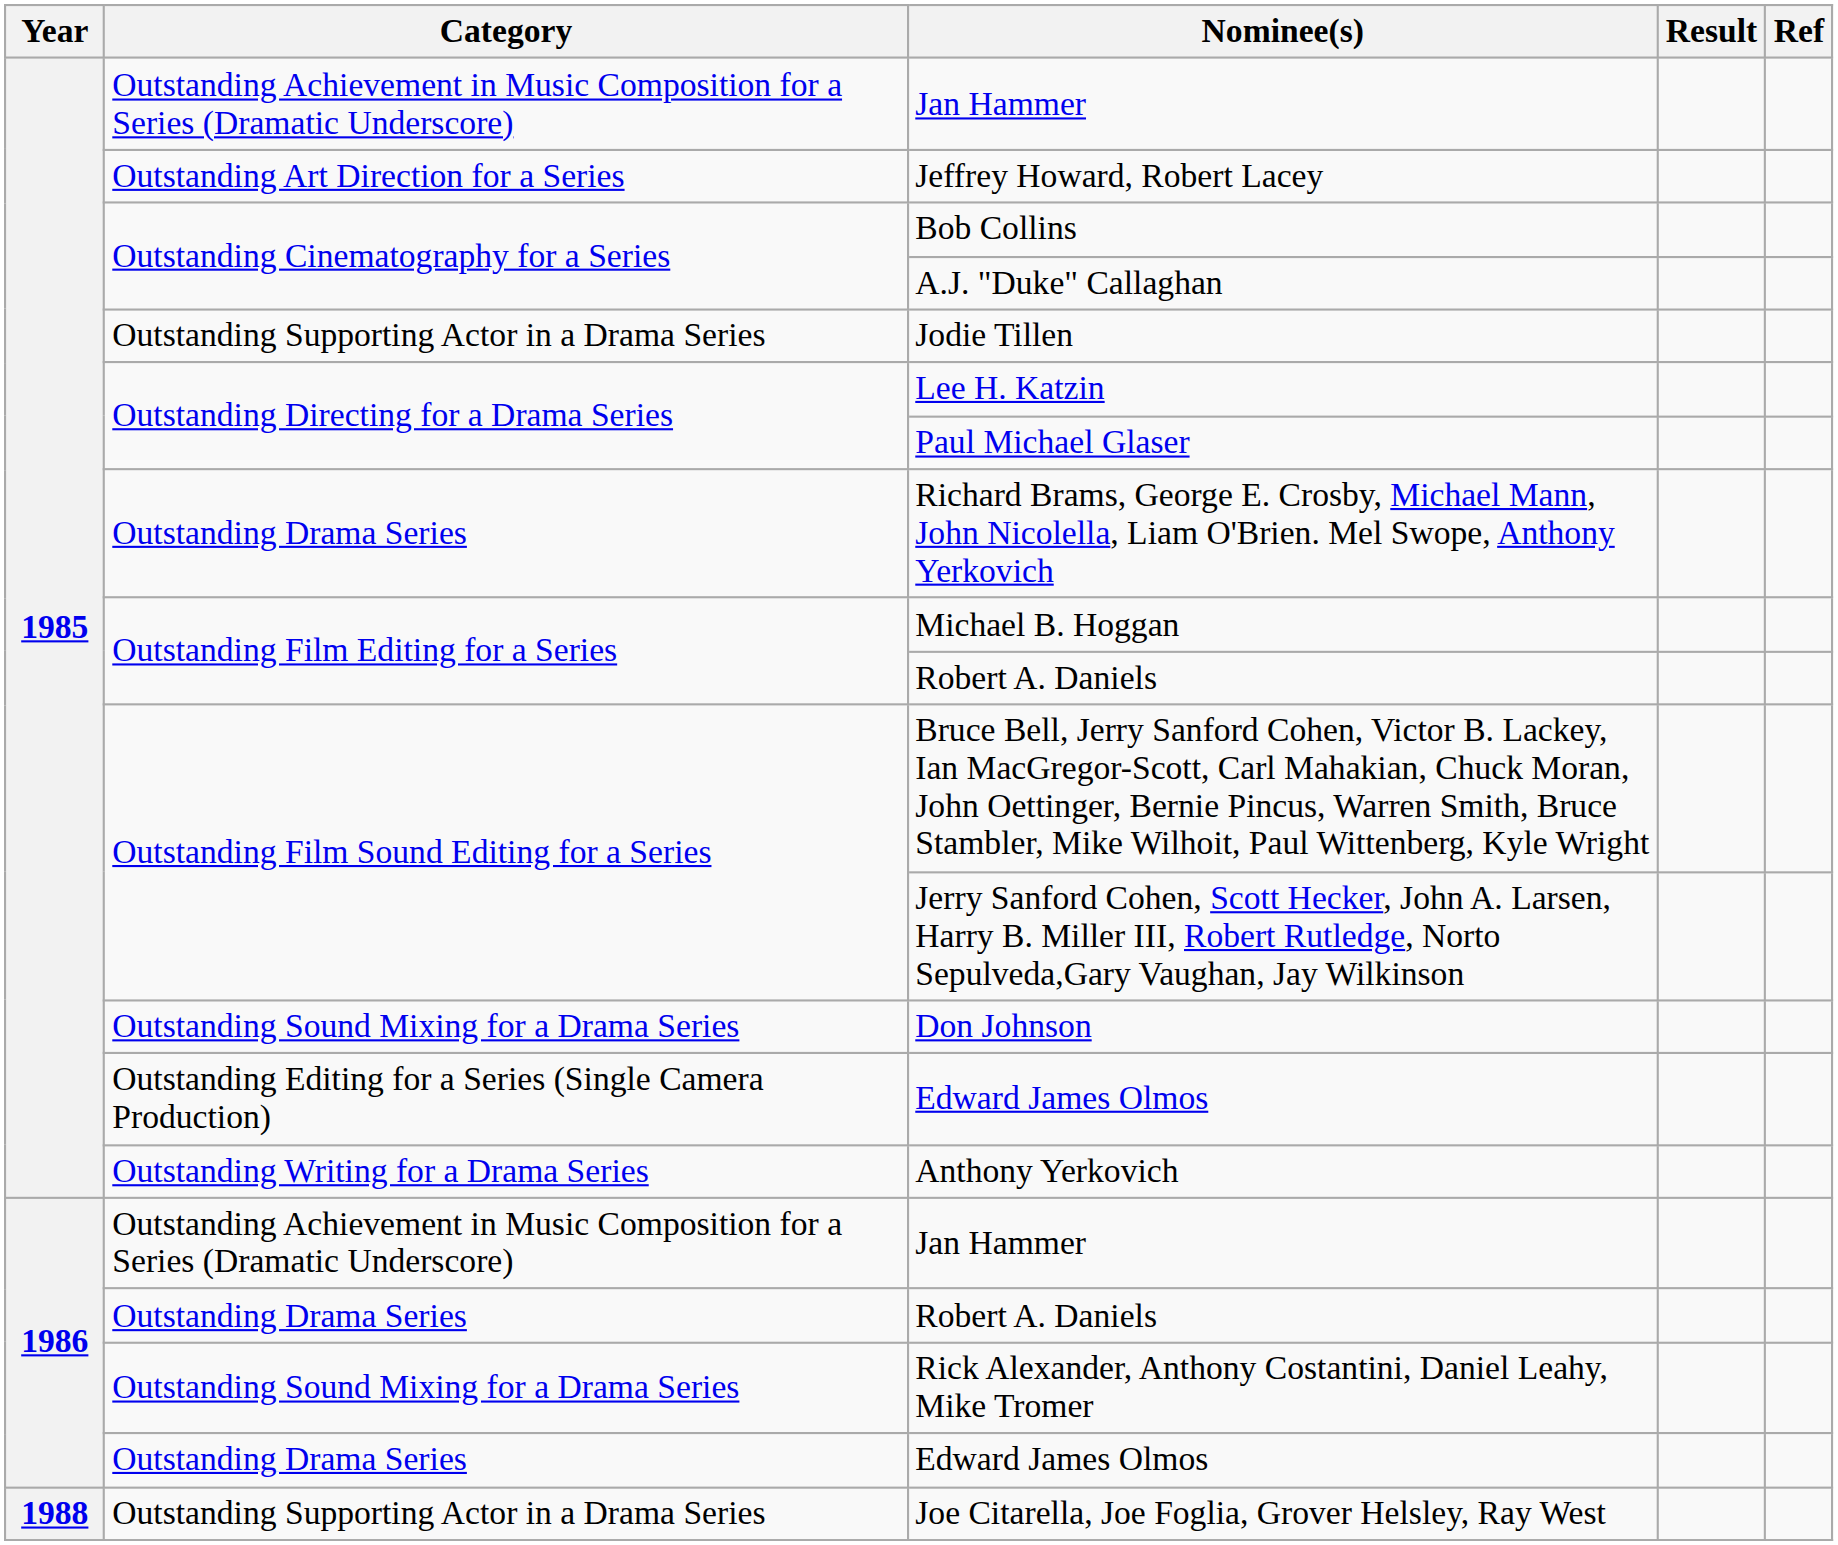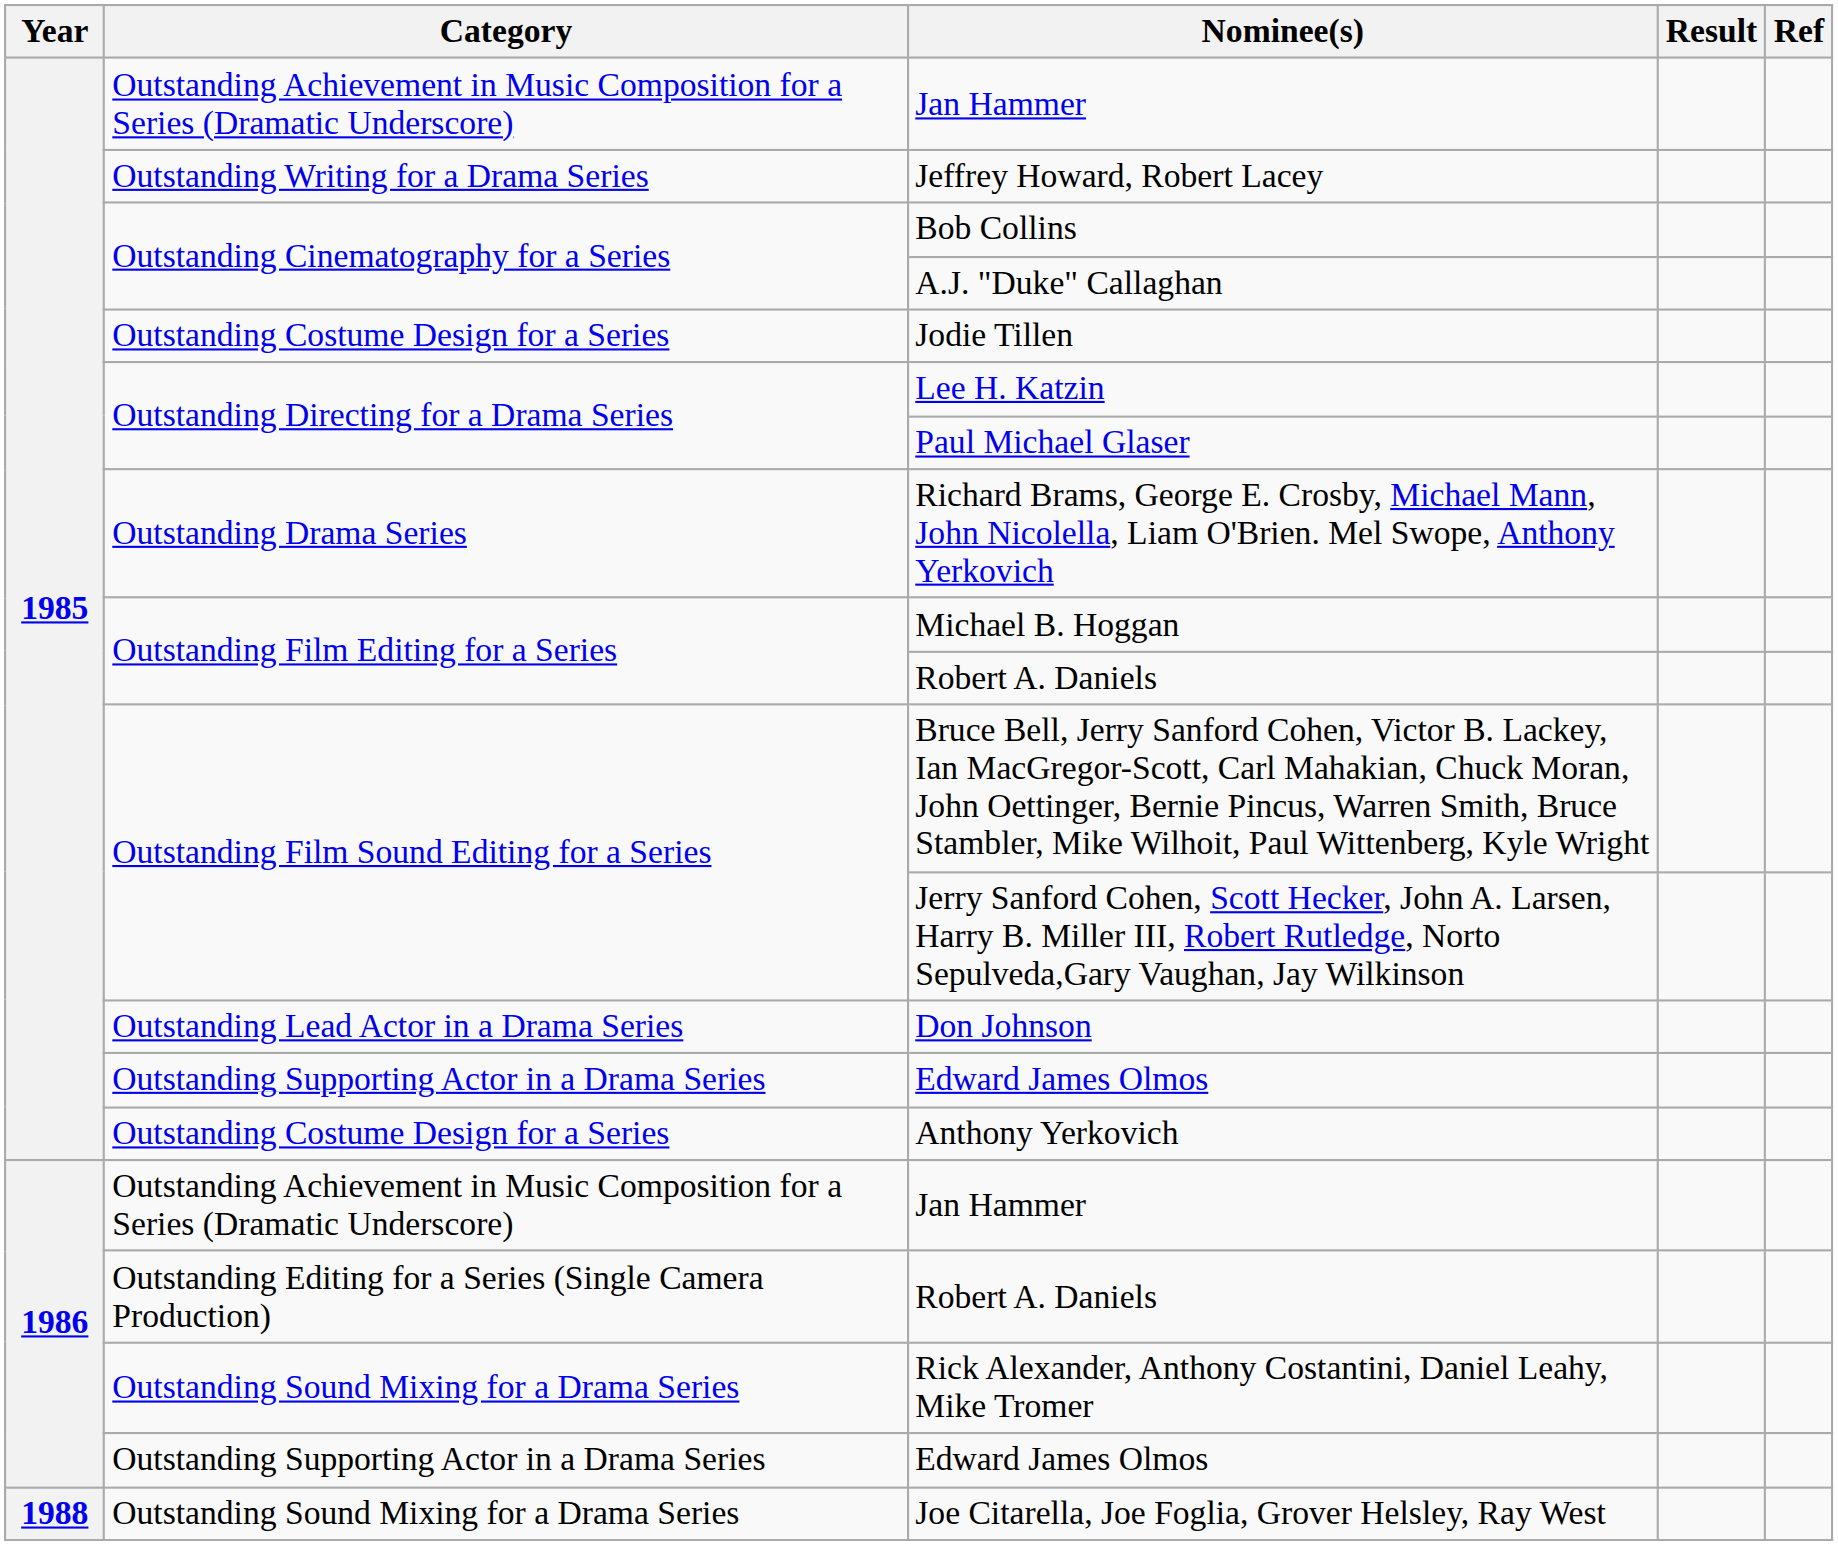(368, 175) Outstanding Art Direction for a Series -> (381, 175) Outstanding Writing for a Drama Series
(439, 335) Outstanding Supporting Actor in a Drama Series -> (391, 335) Outstanding Costume Design for a Series
(426, 1026) Outstanding Sound Mixing for a Drama Series -> (398, 1026) Outstanding Lead Actor in a Drama Series
(438, 1098) Outstanding Editing for a Series (Single Camera Production) -> (439, 1079) Outstanding Supporting Actor in a Drama Series
(381, 1170) Outstanding Writing for a Drama Series -> (391, 1132) Outstanding Costume Design for a Series
(290, 1315) Outstanding Drama Series -> (438, 1296) Outstanding Editing for a Series (Single Camera Production)
(290, 1459) Outstanding Drama Series -> (439, 1459) Outstanding Supporting Actor in a Drama Series
(439, 1512) Outstanding Supporting Actor in a Drama Series -> (426, 1512) Outstanding Sound Mixing for a Drama Series
